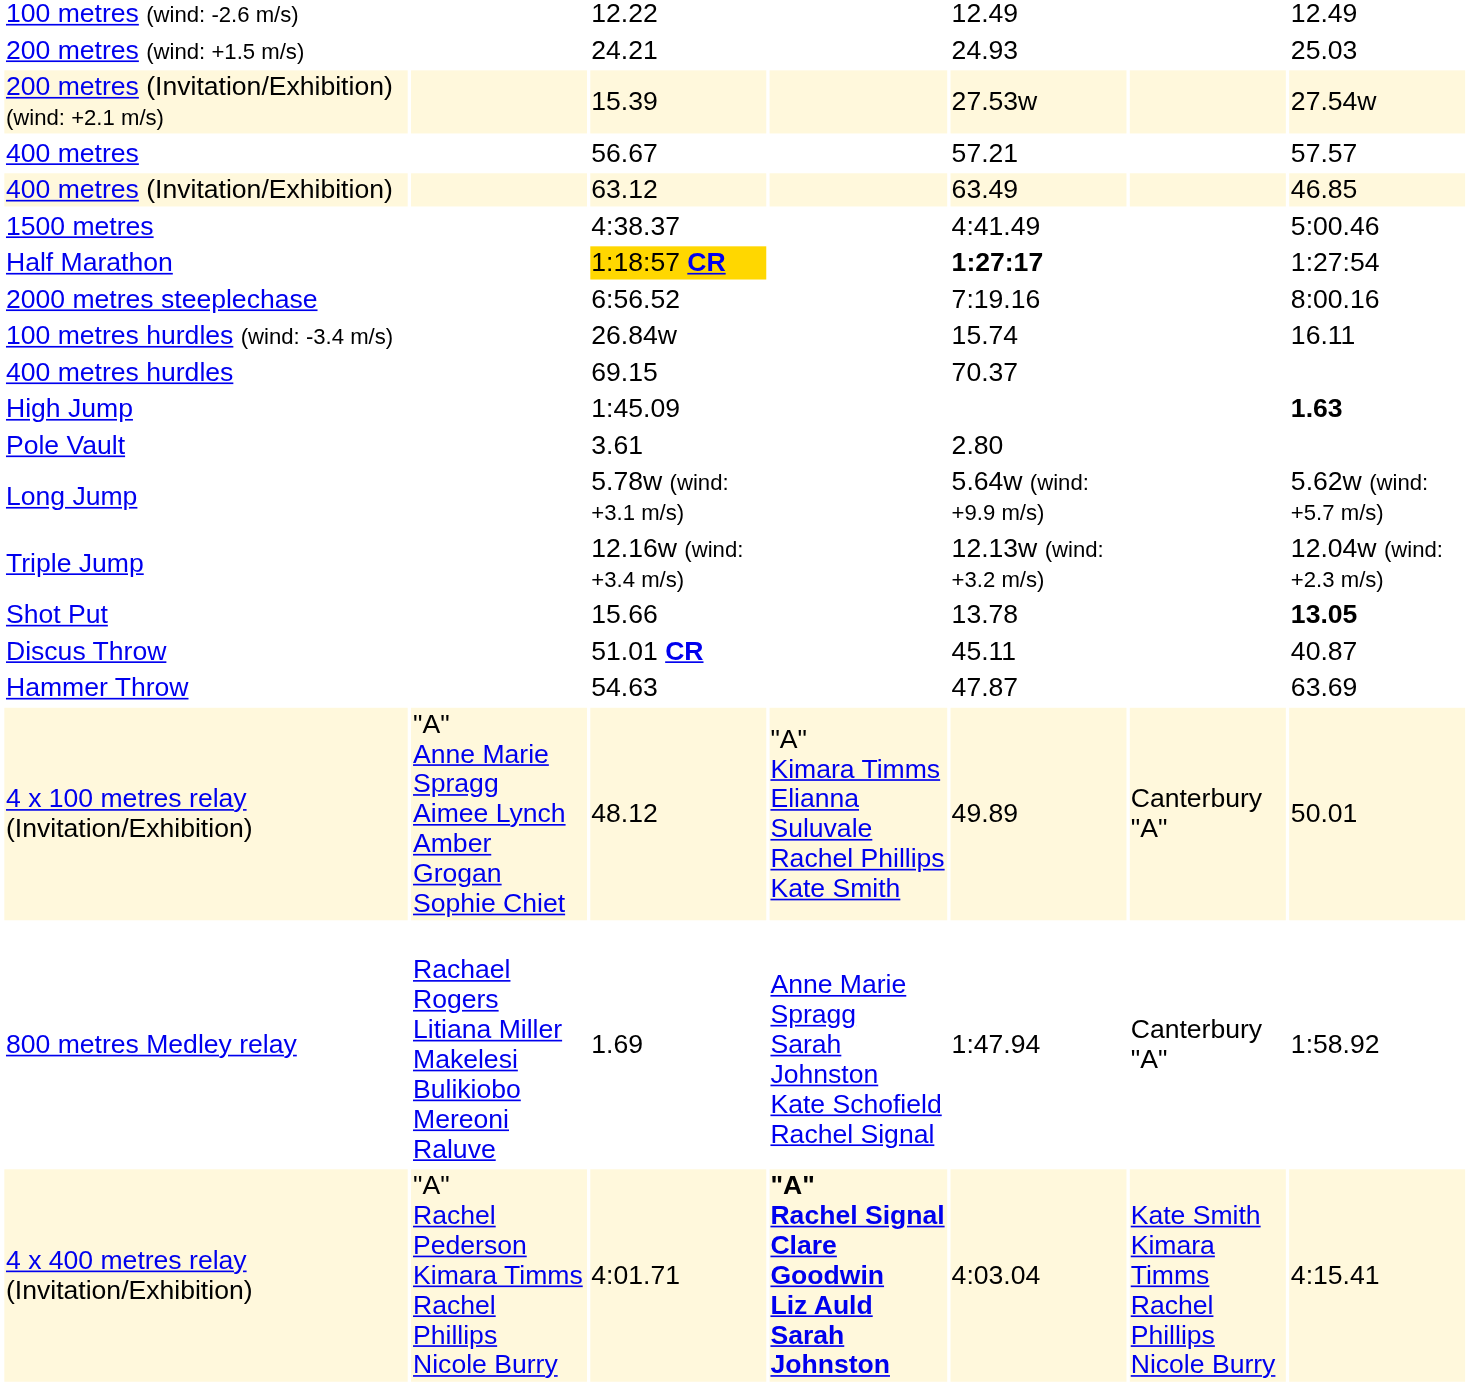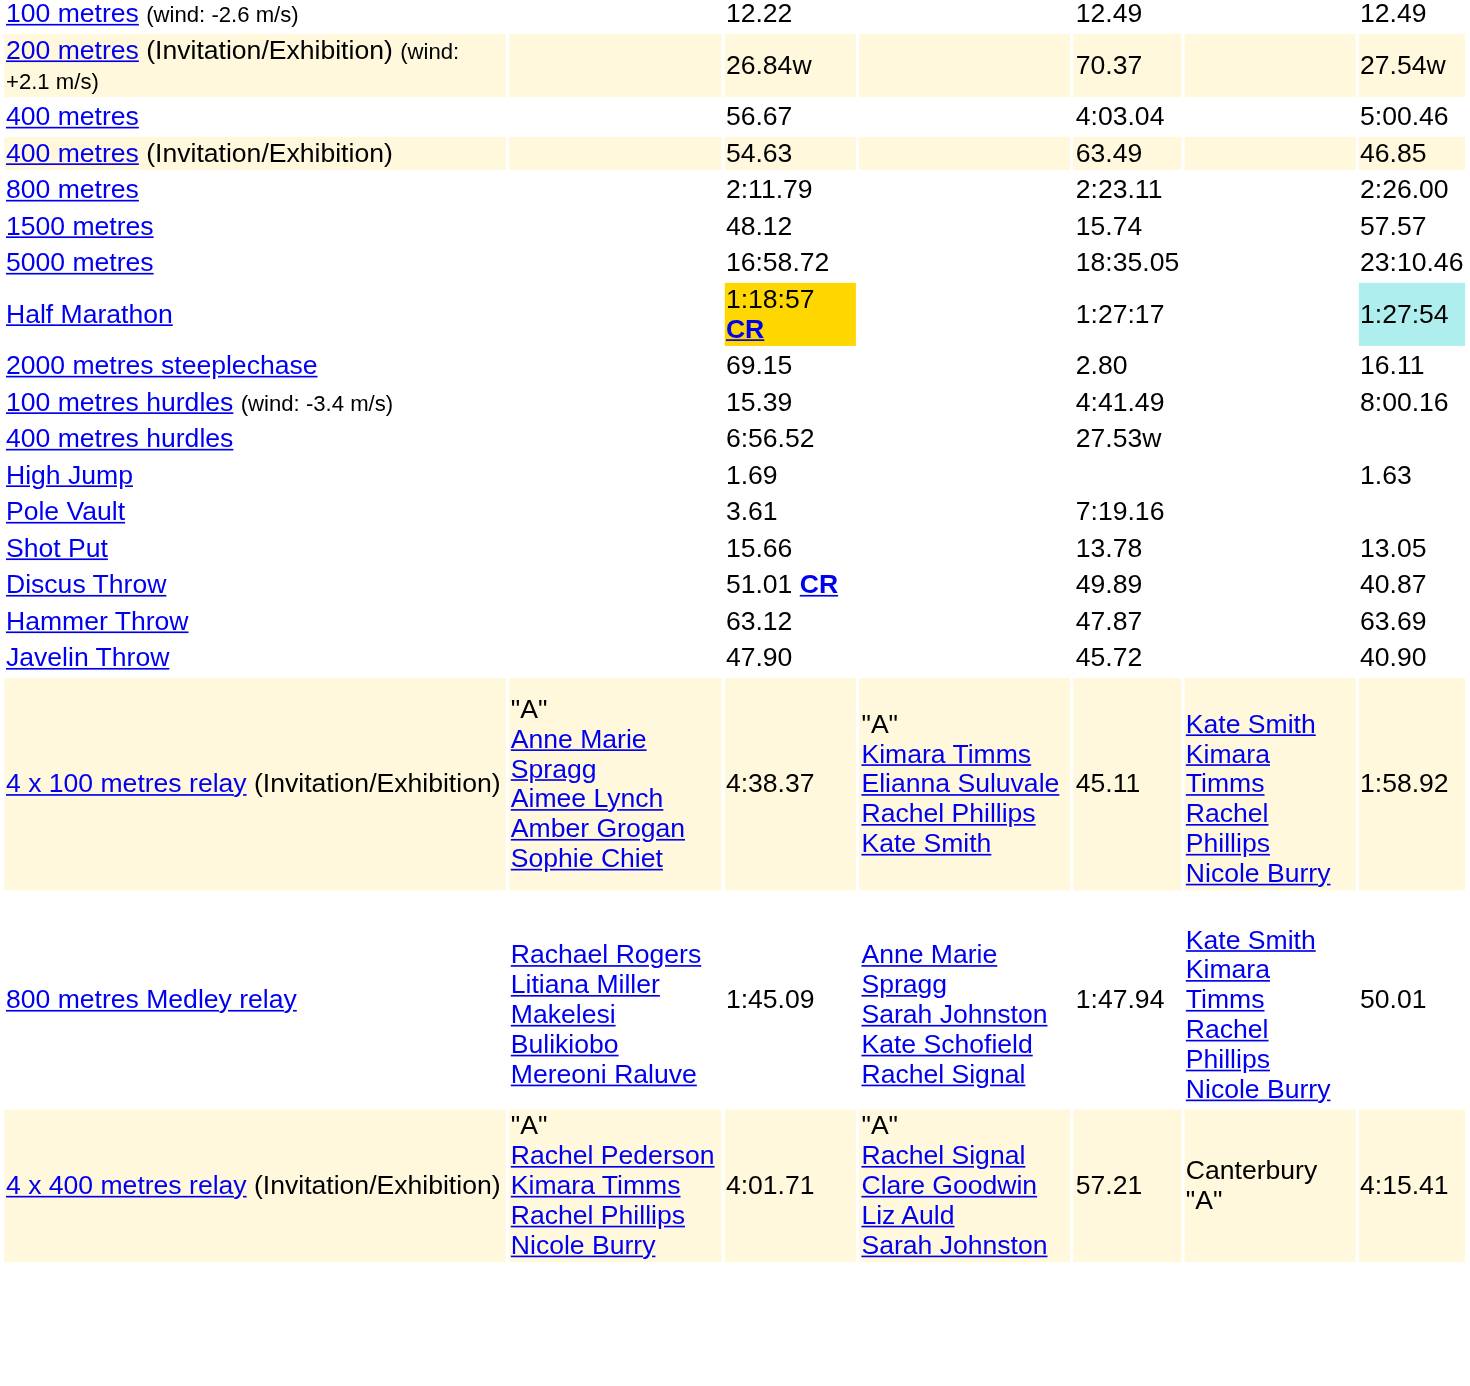- row: (155, 50)
(625, 101) 15.39 -> (769, 65) 26.84w
(994, 101) 27.53w -> (1109, 65) 70.37
(985, 153) 57.21 -> (1120, 116) 4:03.04
(1324, 153) 57.57 -> (1404, 116) 5:00.46
(625, 189) 63.12 -> (759, 153) 54.63
+ row: (72, 189)
(636, 226) 4:38.37 -> (759, 226) 48.12
(996, 226) 4:41.49 -> (1109, 226) 15.74
(1335, 226) 5:00.46 -> (1393, 226) 57.57
+ row: (80, 262)
(997, 262) bold -> (1120, 314) normal
(1335, 262) no background -> (1404, 314) paleturquoise background
(636, 299) 6:56.52 -> (759, 365) 69.15
(996, 299) 7:19.16 -> (1102, 365) 2.80
(1335, 299) 8:00.16 -> (1392, 365) 16.11
(634, 335) 26.84w -> (759, 402) 15.39
(985, 335) 15.74 -> (1120, 402) 4:41.49
(1323, 335) 16.11 -> (1404, 402) 8:00.16
(625, 372) 69.15 -> (770, 438) 6:56.52
(985, 372) 70.37 -> (1119, 438) 27.53w
(636, 408) 1:45.09 -> (752, 475) 1.69
(1317, 408) bold -> (1386, 475) normal
(977, 445) 2.80 -> (1120, 511) 7:19.16
- row: (72, 496)
- row: (75, 563)
(1324, 614) bold -> (1393, 548) normal
(984, 651) 45.11 -> (1109, 584) 49.89
(625, 687) 54.63 -> (759, 621) 63.12
+ row: (88, 657)
(625, 813) 48.12 -> (770, 783) 4:38.37
(985, 813) 49.89 -> (1108, 783) 45.11
(1196, 813) Canterbury "A" -> (1258, 798) Kate Smith Kimara Timms Rachel Phillips Nicole Burry
(1324, 813) 50.01 -> (1404, 783) 1:58.92
(617, 1044) 1.69 -> (770, 999) 1:45.09
(1196, 1044) Canterbury "A" -> (1258, 1014) Kate Smith Kimara Timms Rachel Phillips Nicole Burry
(1335, 1044) 1:58.92 -> (1393, 999) 50.01
(858, 1275) bold -> (954, 1185) normal
(996, 1275) 4:03.04 -> (1109, 1185) 57.21
(1203, 1290) Kate Smith Kimara Timms Rachel Phillips Nicole Burry -> (1252, 1185) Canterbury "A"
